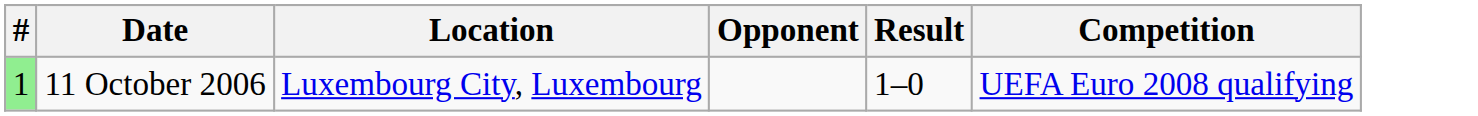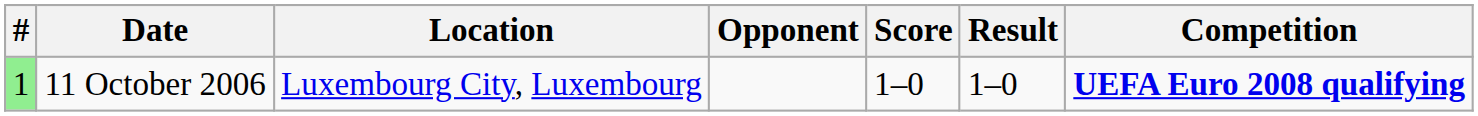+ column: (913, 30)
(1166, 83) normal -> (1269, 83) bold
